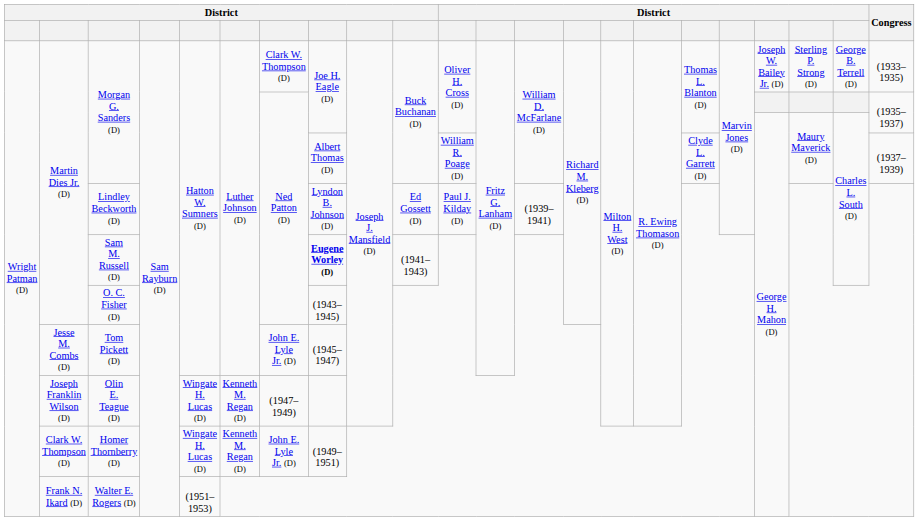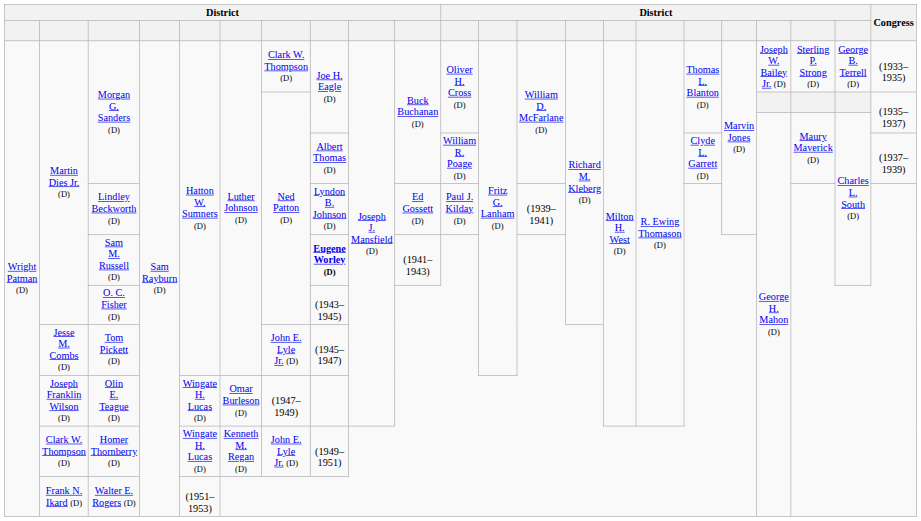(240, 400) Kenneth M. Regan (D) -> (241, 400) Omar Burleson (D)
